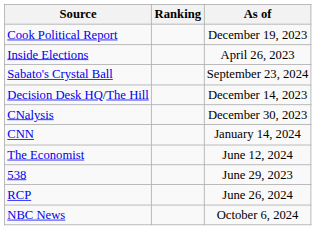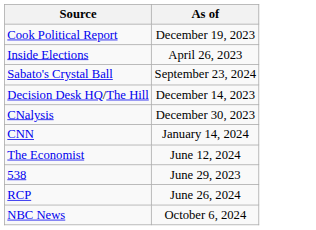- column: (178, 14)
